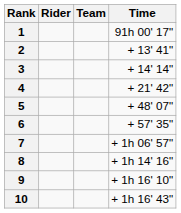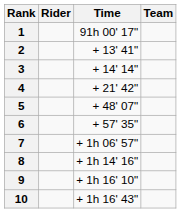columns swapped: (91, 13) <-> (142, 13)
